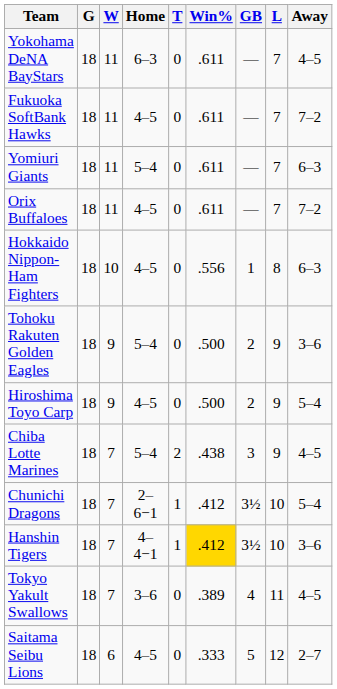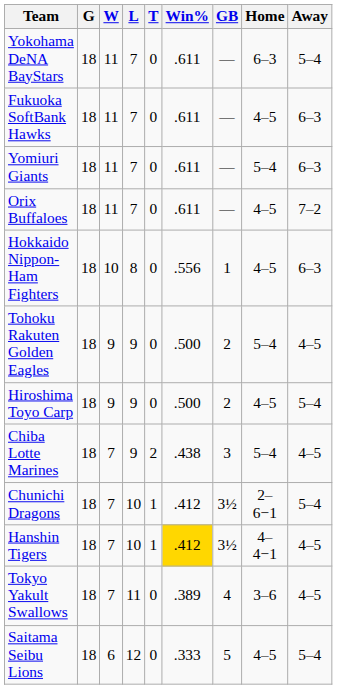columns swapped: (277, 16) <-> (145, 16)
(310, 58) 4–5 -> (310, 58) 5–4
(310, 117) 7–2 -> (310, 117) 6–3
(310, 344) 3–6 -> (310, 344) 4–5
(310, 545) 3–6 -> (310, 545) 4–5
(310, 654) 2–7 -> (310, 654) 5–4
